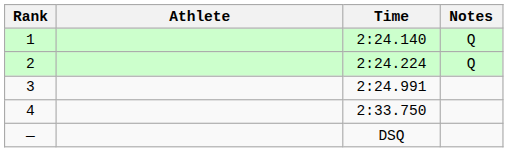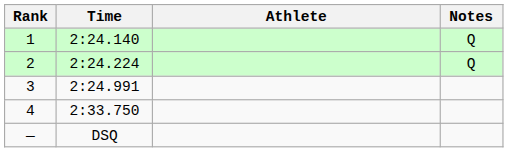columns swapped: (200, 16) <-> (391, 16)
